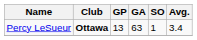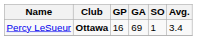(118, 27) 13 -> (118, 27) 16
(137, 27) 63 -> (137, 27) 69
